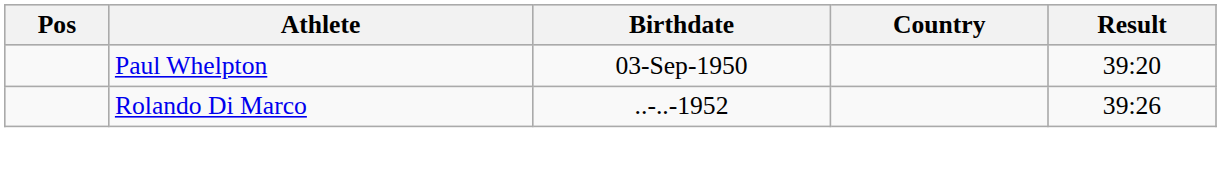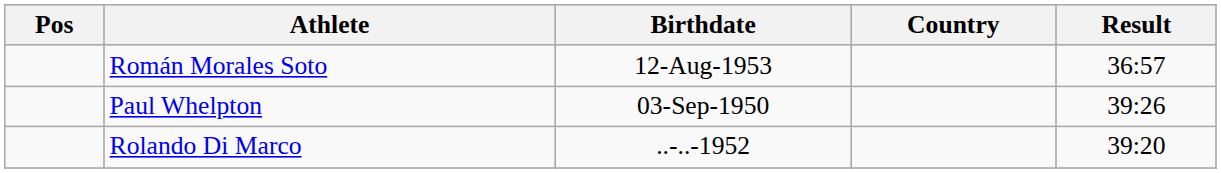+ row: (218, 65)
(1132, 65) 39:20 -> (1136, 106) 39:26
(1132, 106) 39:26 -> (1136, 146) 39:20
